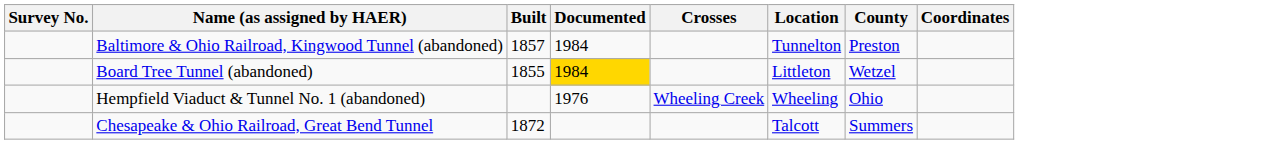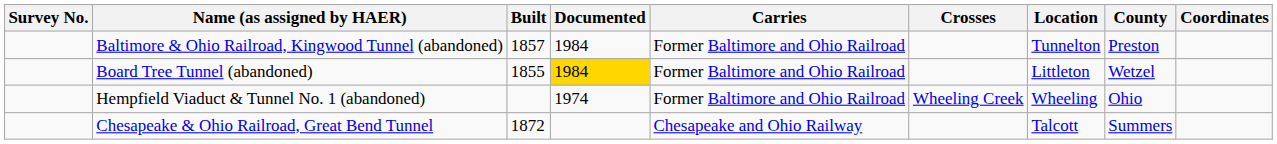+ column: (779, 17)
(571, 98) 1976 -> (571, 98) 1974
